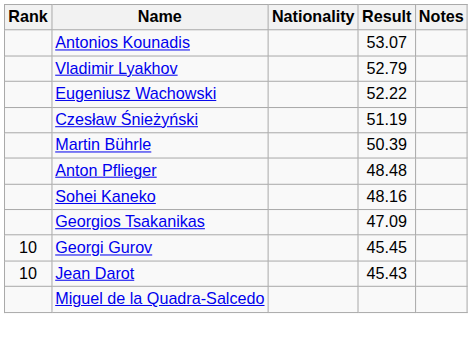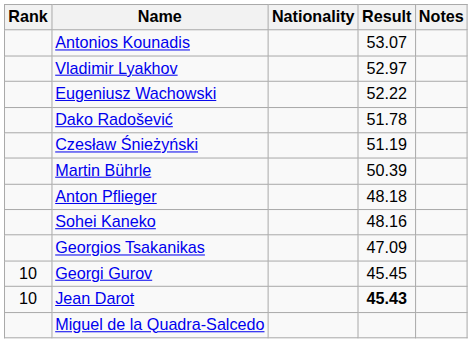(387, 68) 52.79 -> (387, 68) 52.97
+ row: (114, 119)
(387, 171) 48.48 -> (387, 196) 48.18
(387, 273) normal -> (387, 299) bold
